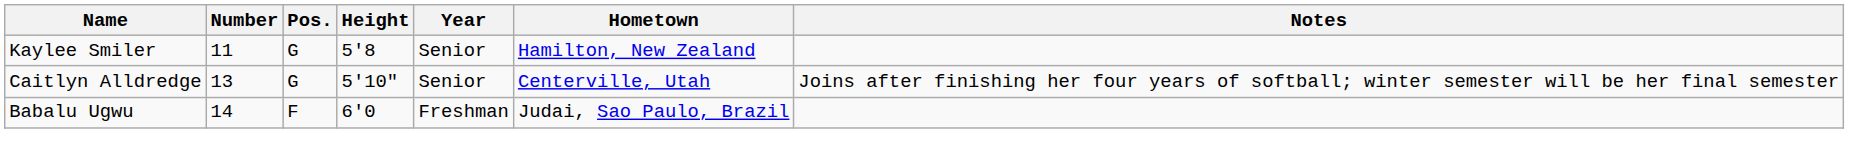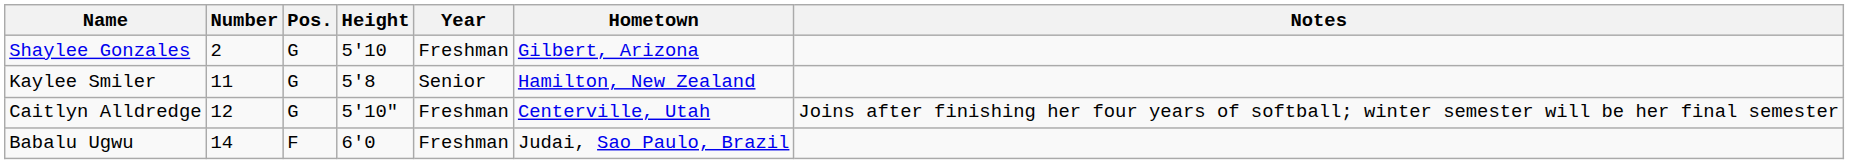+ row: (100, 51)
(222, 82) 13 -> (222, 112) 12
(452, 82) Senior -> (464, 112) Freshman
